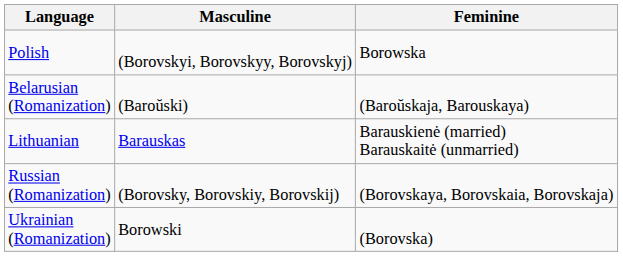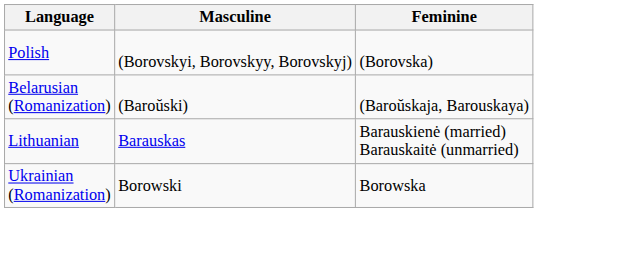(393, 52) Borowska -> (396, 61) (Borovska)
- row: (59, 185)
(396, 238) (Borovska) -> (393, 185) Borowska
